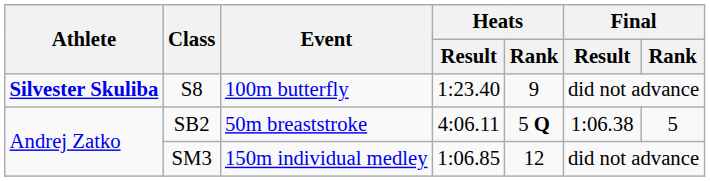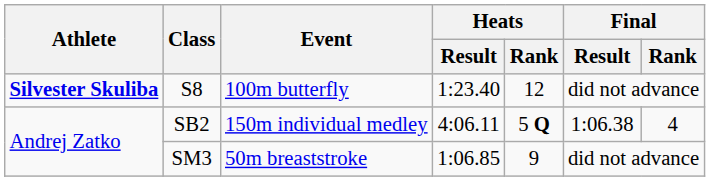(534, 90) 9 -> (534, 90) 12
(296, 124) 50m breaststroke -> (326, 124) 150m individual medley
(673, 124) 5 -> (673, 124) 4
(326, 158) 150m individual medley -> (296, 158) 50m breaststroke
(534, 158) 12 -> (534, 158) 9
